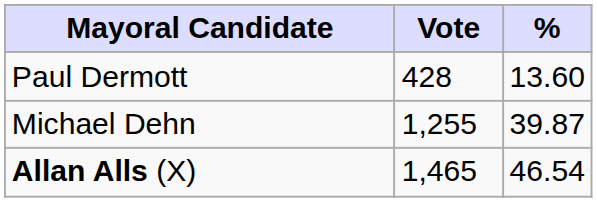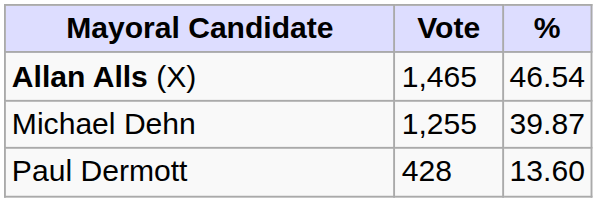rows swapped: (104, 171) <-> (100, 76)
